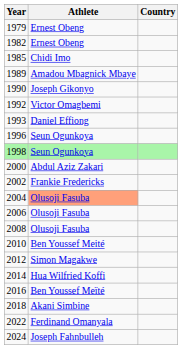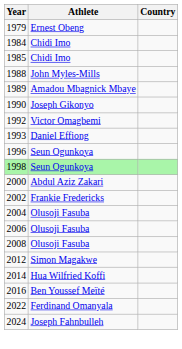- row: (16, 43)
+ row: (16, 43)
+ row: (16, 74)
(60, 197) lightsalmon background -> (60, 213) no background
- row: (16, 244)
- row: (16, 306)
